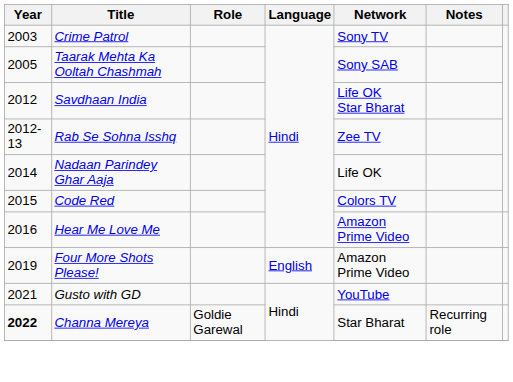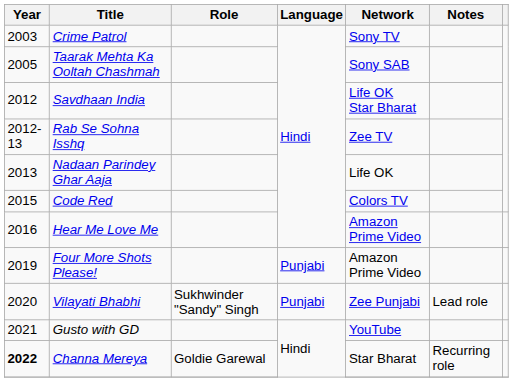(22, 172) 2014 -> (22, 172) 2013
(290, 265) English -> (302, 265) Punjabi
+ row: (96, 301)
